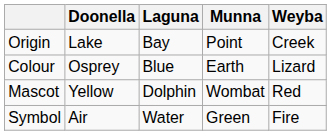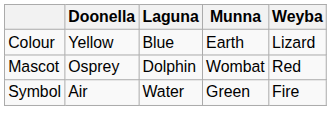- row: (29, 42)
(94, 67) Osprey -> (91, 42) Yellow
(91, 92) Yellow -> (94, 67) Osprey
